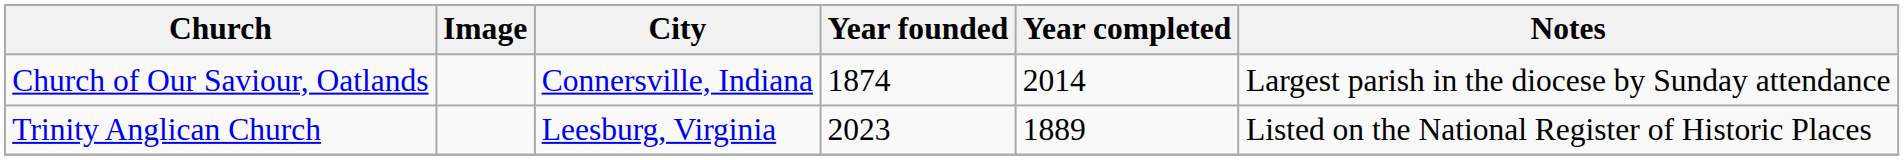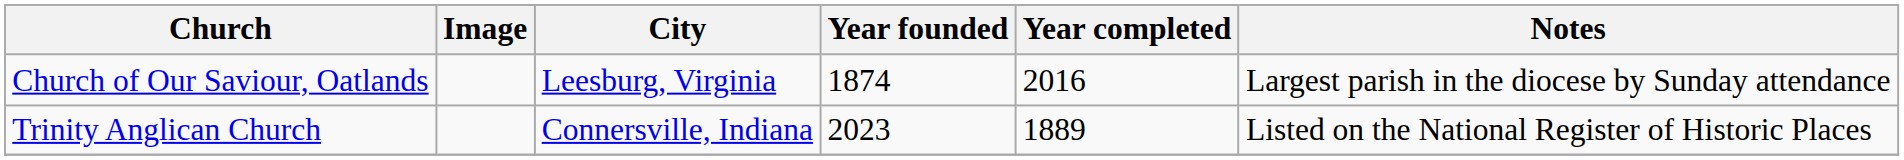(677, 79) Connersville, Indiana -> (659, 79) Leesburg, Virginia
(1054, 79) 2014 -> (1054, 79) 2016
(659, 129) Leesburg, Virginia -> (677, 129) Connersville, Indiana
